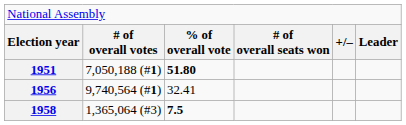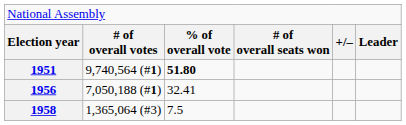(123, 69) 7,050,188 (#1) -> (123, 69) 9,740,564 (#1)
(123, 89) 9,740,564 (#1) -> (123, 89) 7,050,188 (#1)
(175, 110) bold -> (175, 110) normal
